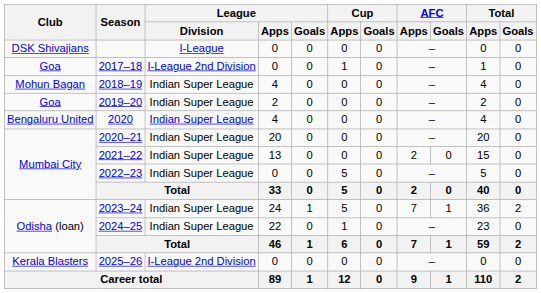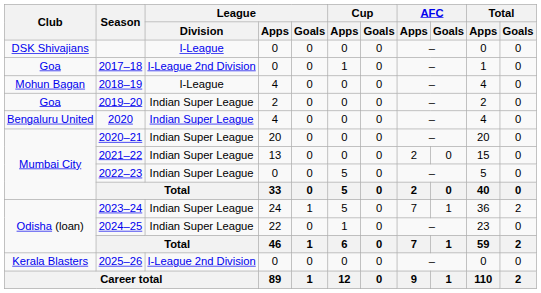(202, 84) Indian Super League -> (202, 84) I-League
